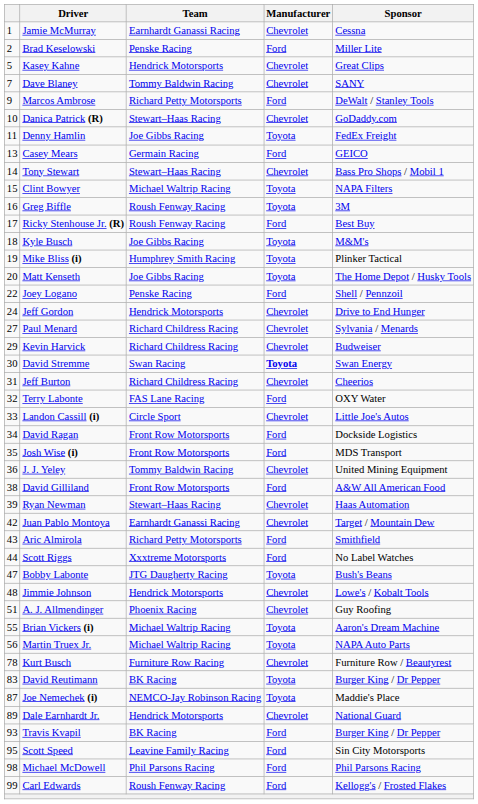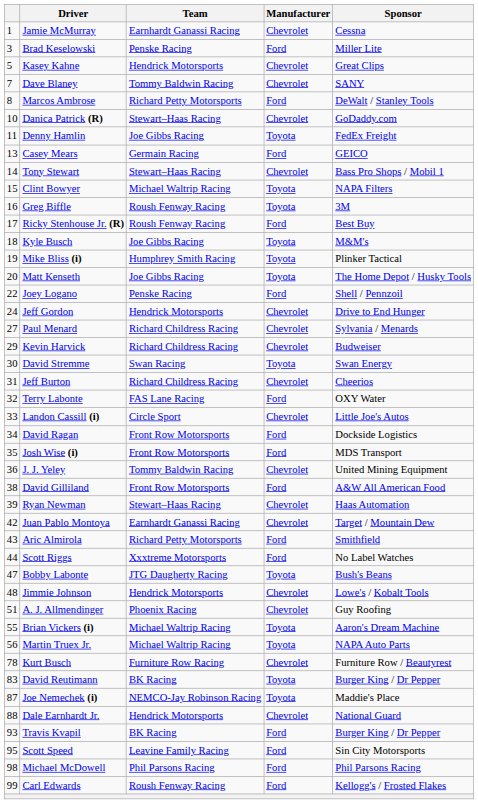(9, 48) 2 -> (9, 48) 3
(9, 101) 9 -> (9, 101) 8
(282, 364) bold -> (281, 364) normal
(12, 715) 89 -> (12, 715) 88
